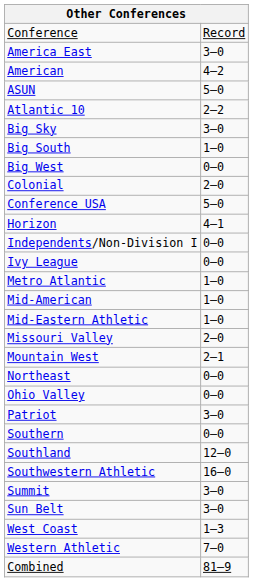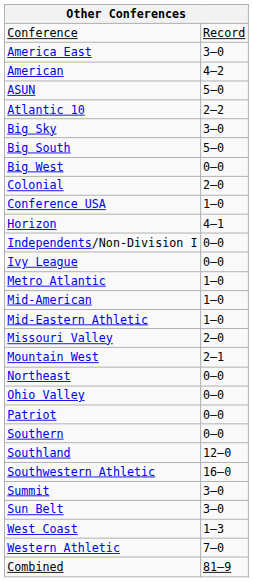(214, 147) 1–0 -> (214, 147) 5–0
(214, 205) 5–0 -> (214, 205) 1–0
(214, 414) 3–0 -> (214, 414) 0–0
